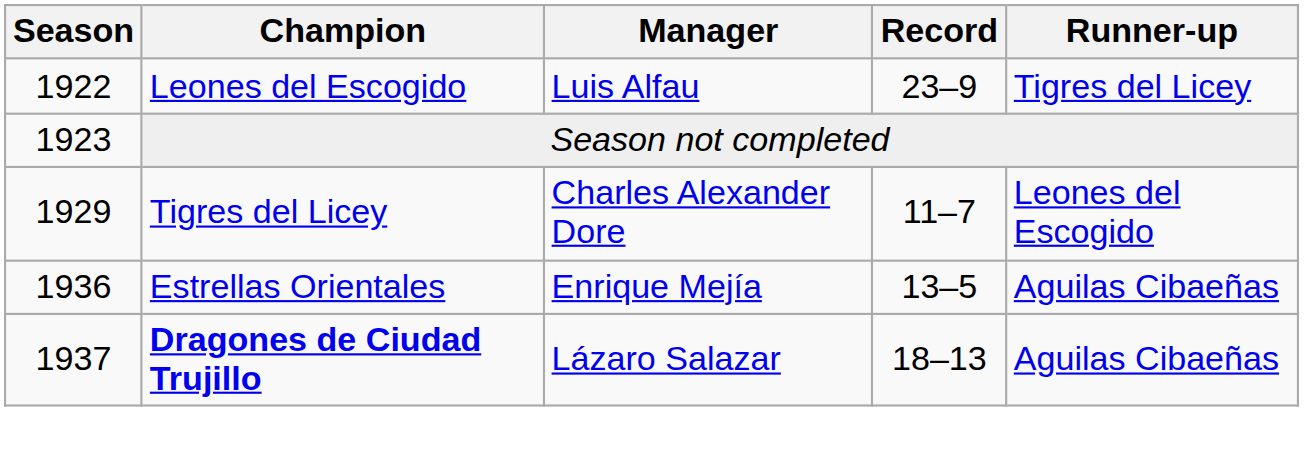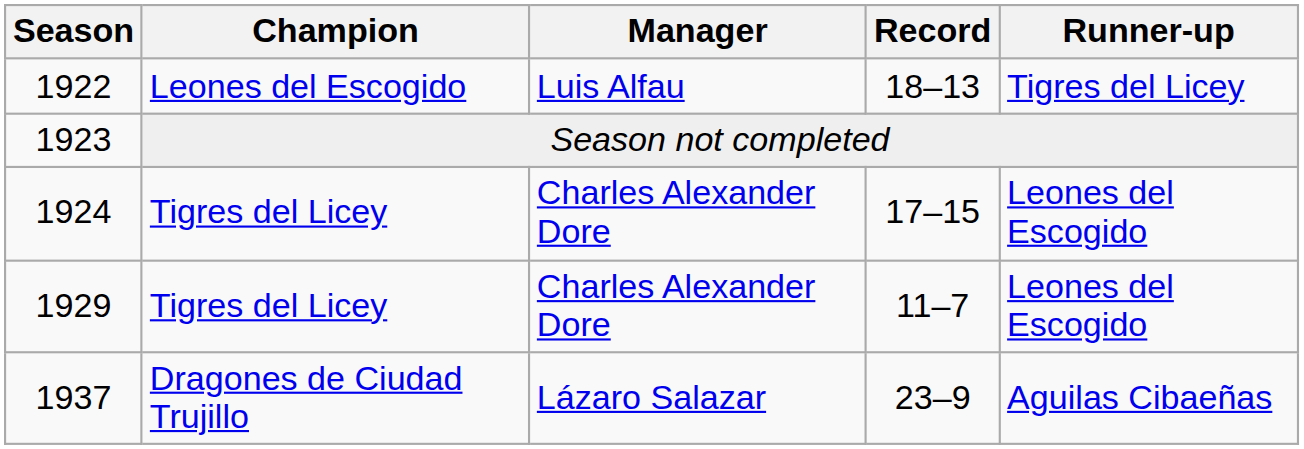(939, 85) 23–9 -> (933, 85) 18–13
+ row: (74, 212)
- row: (74, 286)
(316, 359) bold -> (306, 397) normal
(939, 359) 18–13 -> (933, 397) 23–9
